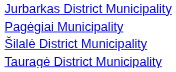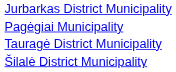rows swapped: (76, 44) <-> (83, 61)
